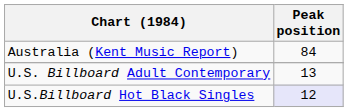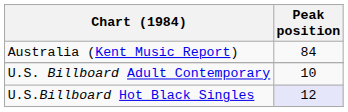(308, 74) 13 -> (308, 74) 10
